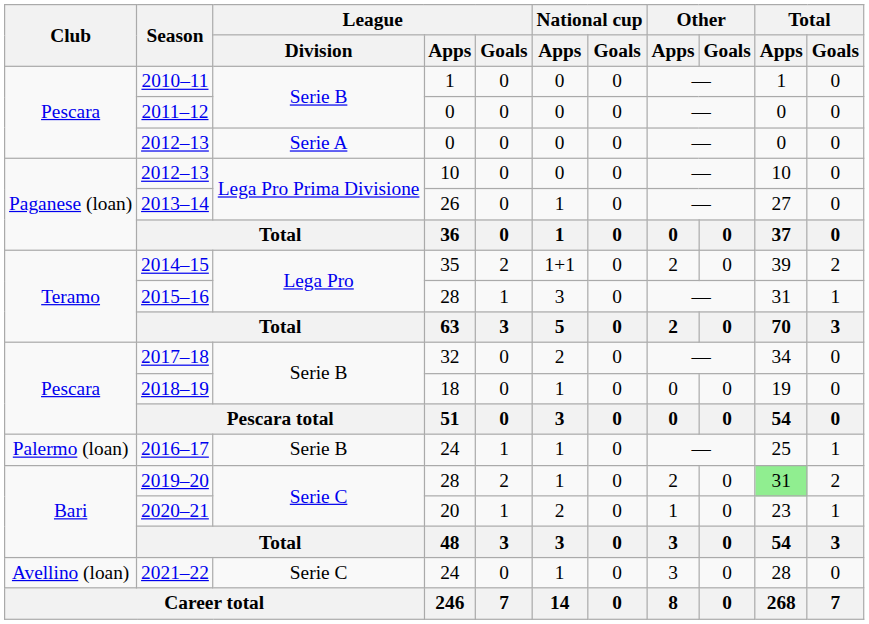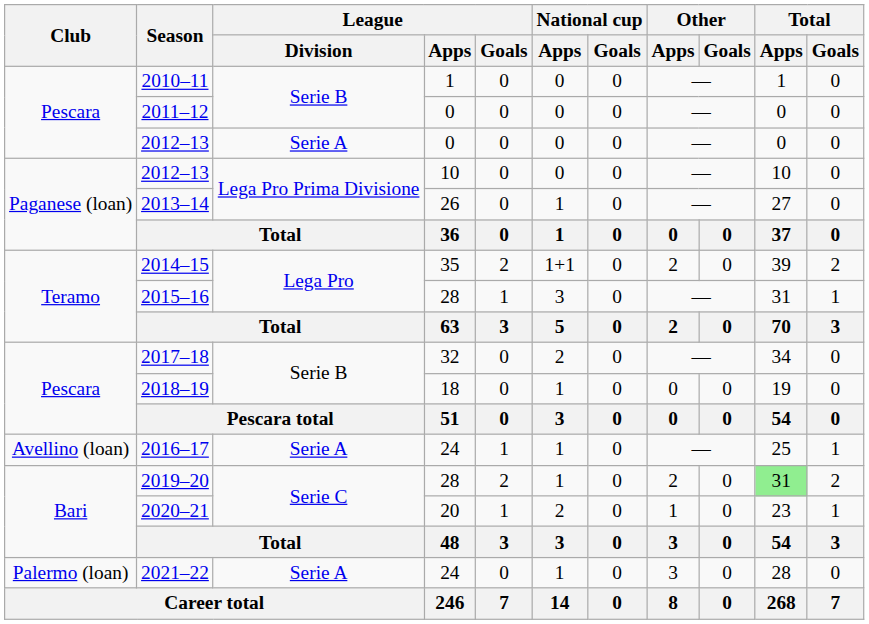(71, 449) Palermo (loan) -> (71, 449) Avellino (loan)
(319, 449) Serie B -> (319, 449) Serie A
(71, 572) Avellino (loan) -> (71, 572) Palermo (loan)
(319, 572) Serie C -> (319, 572) Serie A
